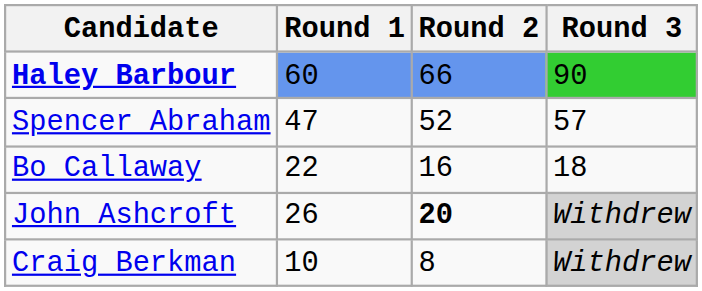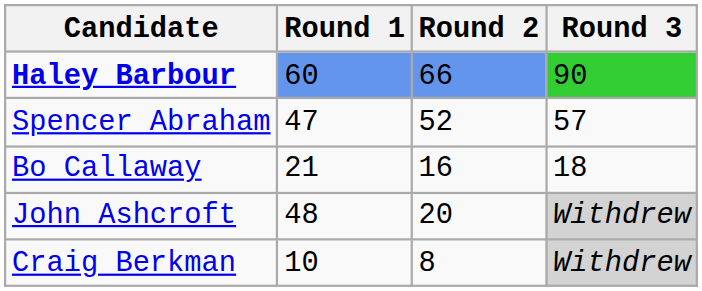(302, 169) 22 -> (302, 169) 21
(302, 216) 26 -> (302, 216) 48
(436, 216) bold -> (436, 216) normal
